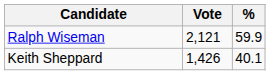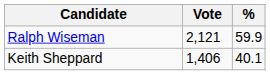(203, 59) 1,426 -> (203, 59) 1,406
